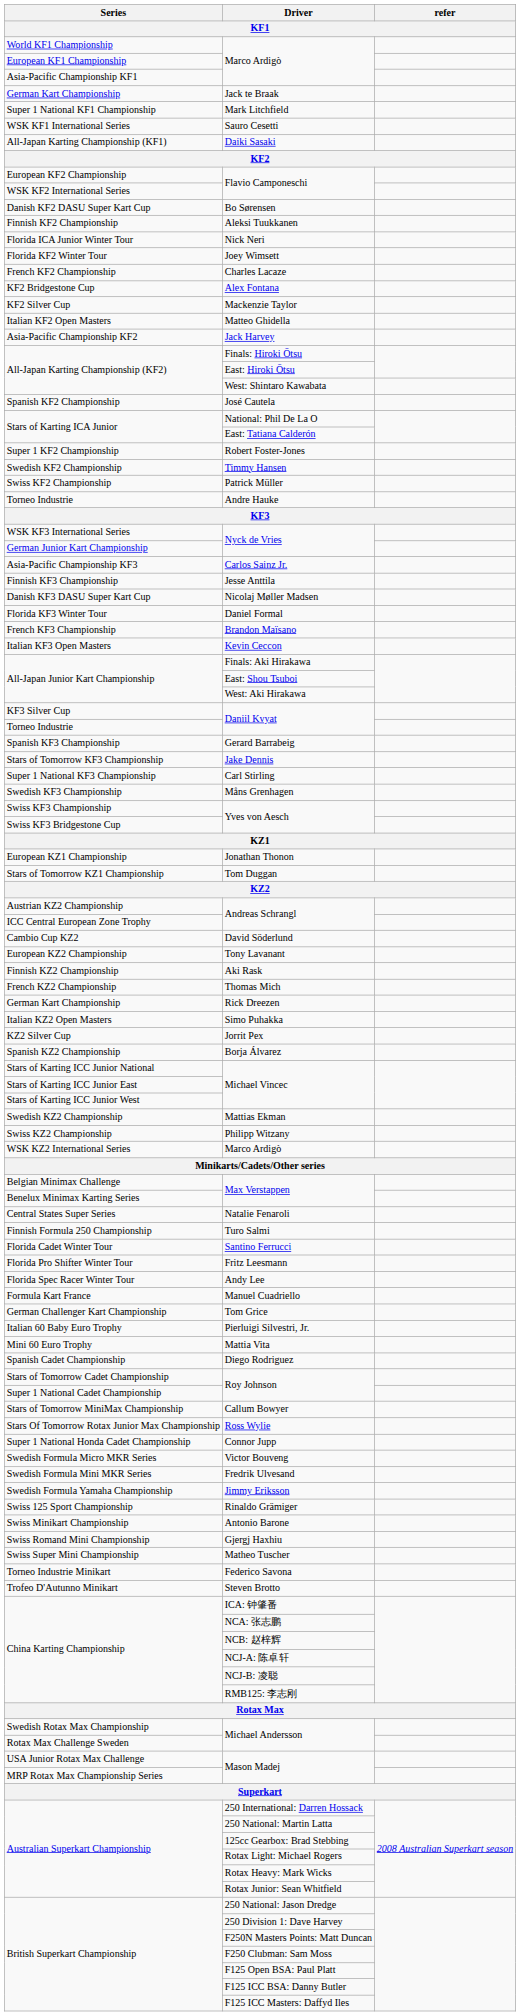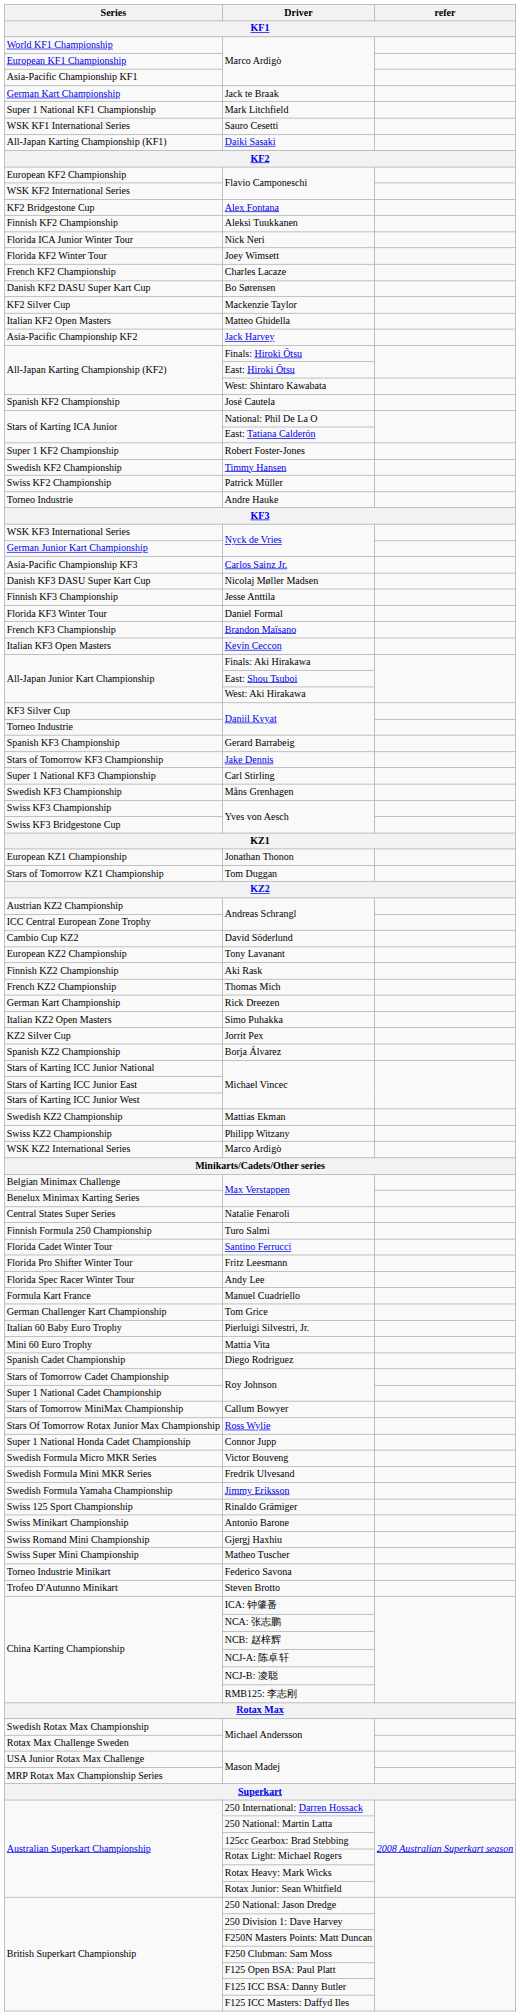rows swapped: (79, 207) <-> (51, 288)
rows swapped: (79, 597) <-> (62, 581)
